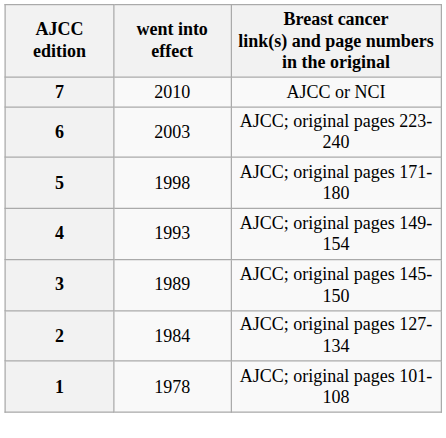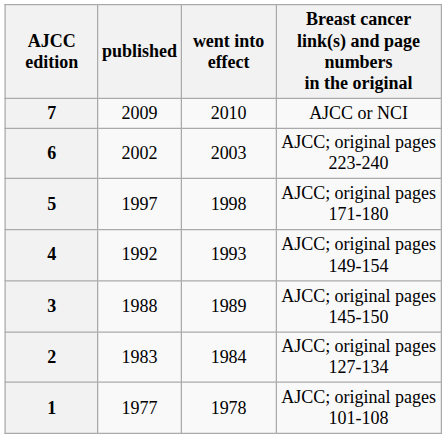+ column: (139, 51)
